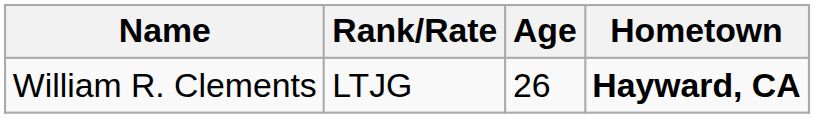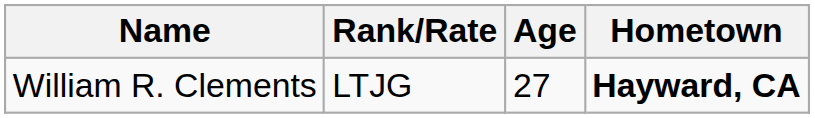(532, 84) 26 -> (532, 84) 27
